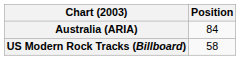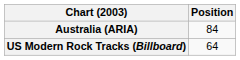(212, 47) 58 -> (212, 47) 64
